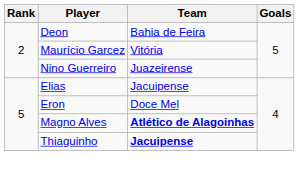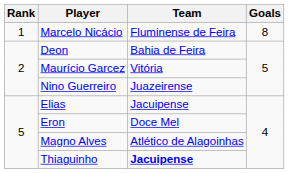+ row: (81, 31)
(192, 123) bold -> (187, 141) normal
